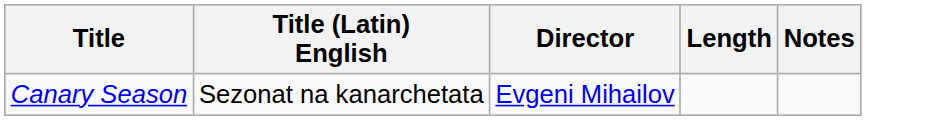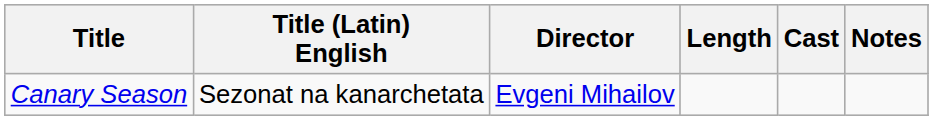+ column: (811, 39)
